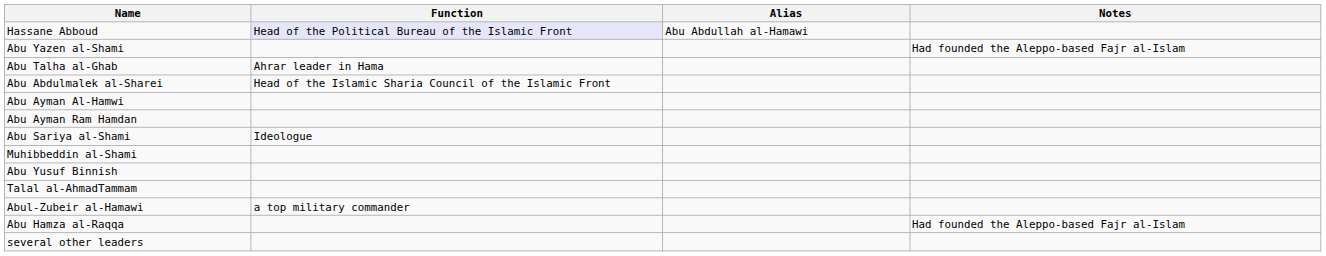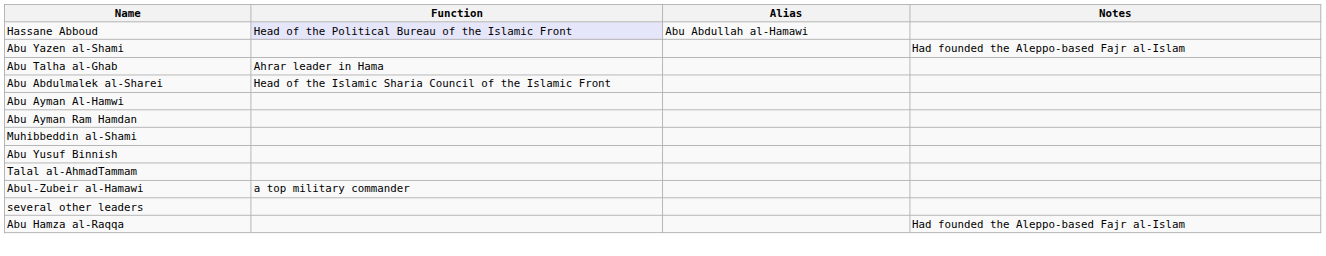- row: (69, 136)
rows swapped: (65, 224) <-> (75, 242)
